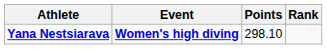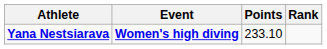(263, 34) 298.10 -> (263, 34) 233.10
